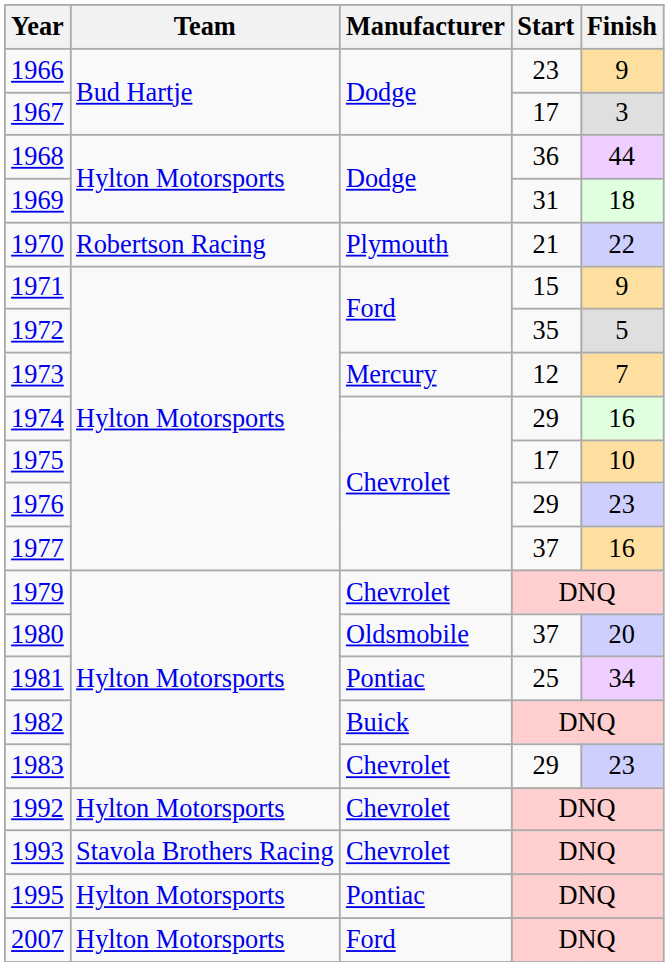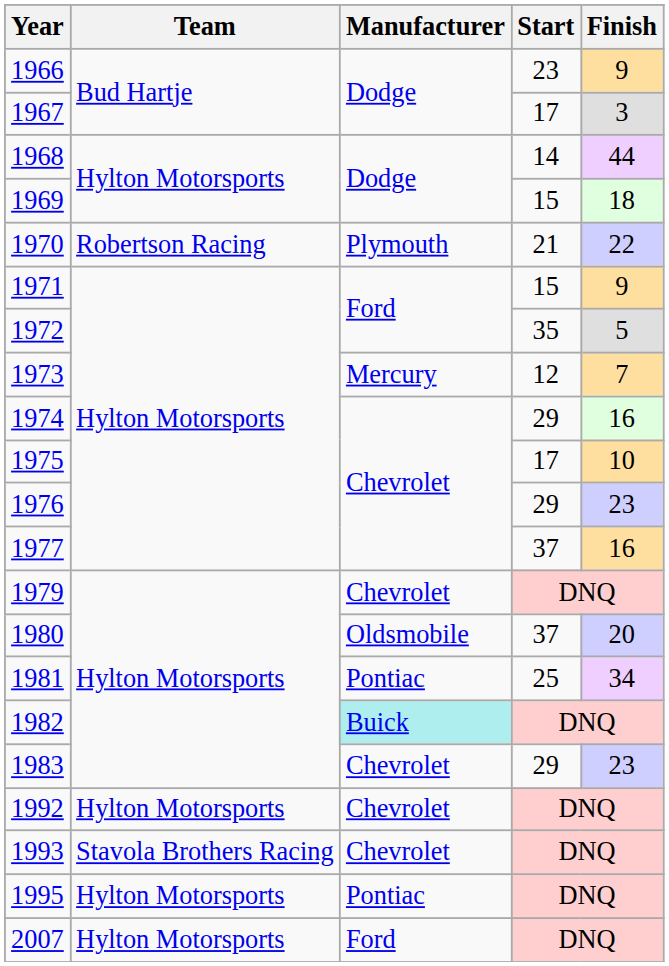(546, 157) 36 -> (546, 157) 14
(546, 200) 31 -> (546, 200) 15
(377, 722) no background -> (377, 722) paleturquoise background
